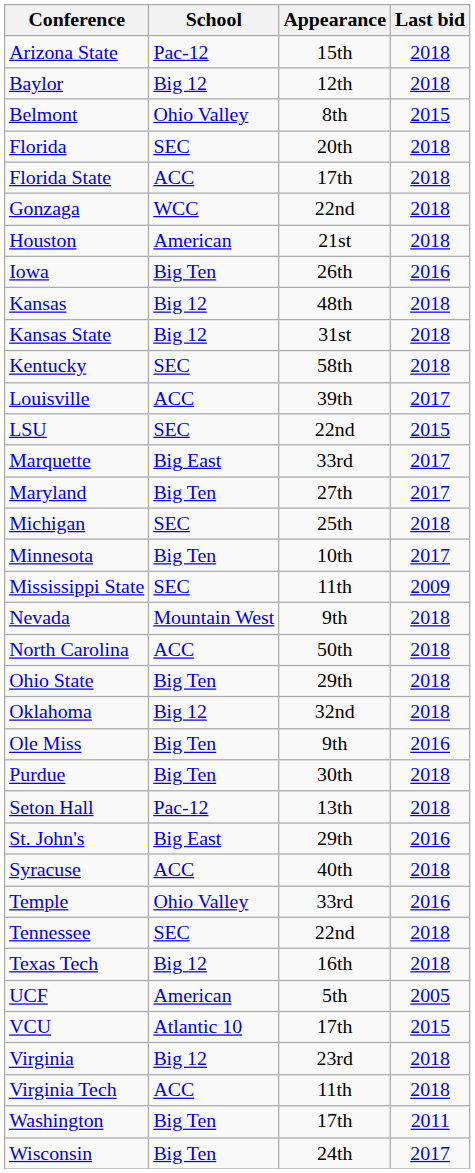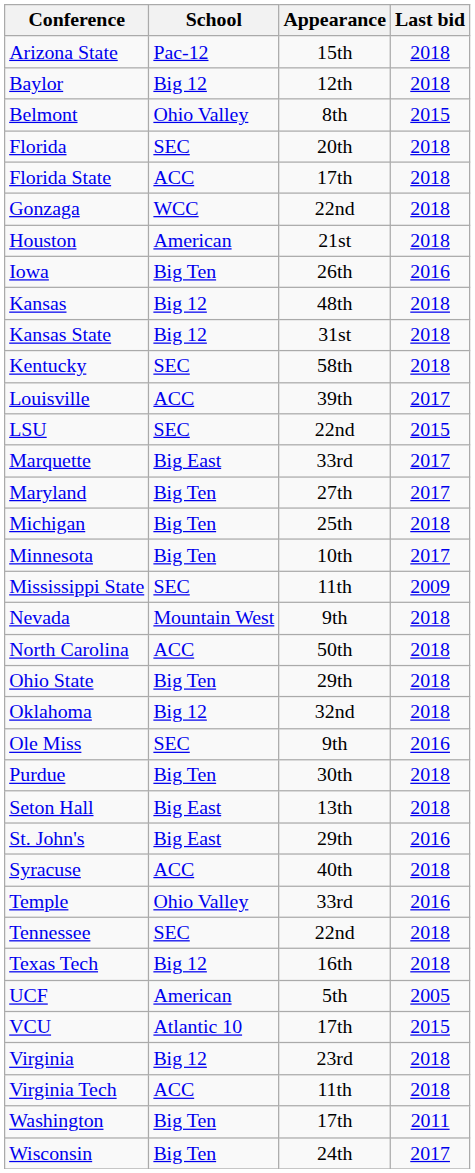(172, 523) SEC -> (185, 523) Big Ten
(185, 743) Big Ten -> (172, 743) SEC
(181, 806) Pac-12 -> (187, 806) Big East
